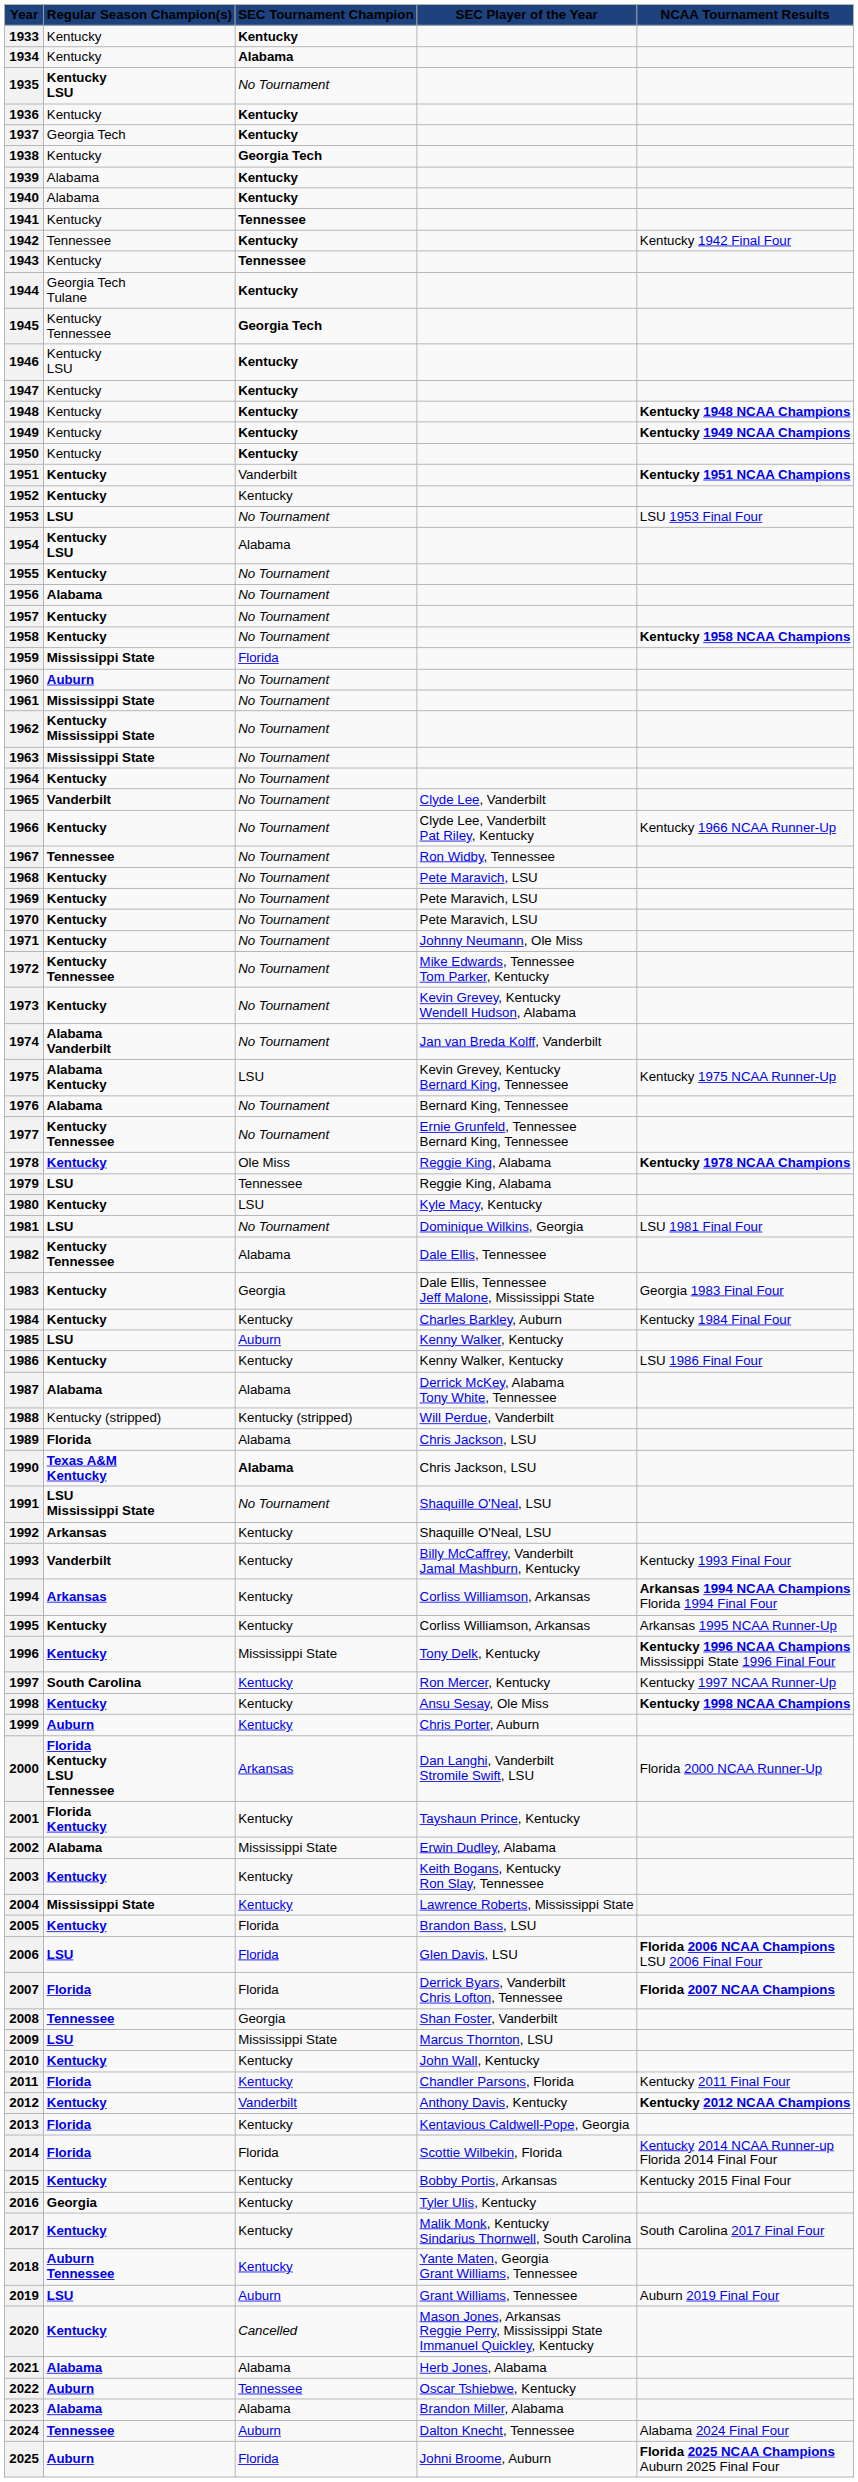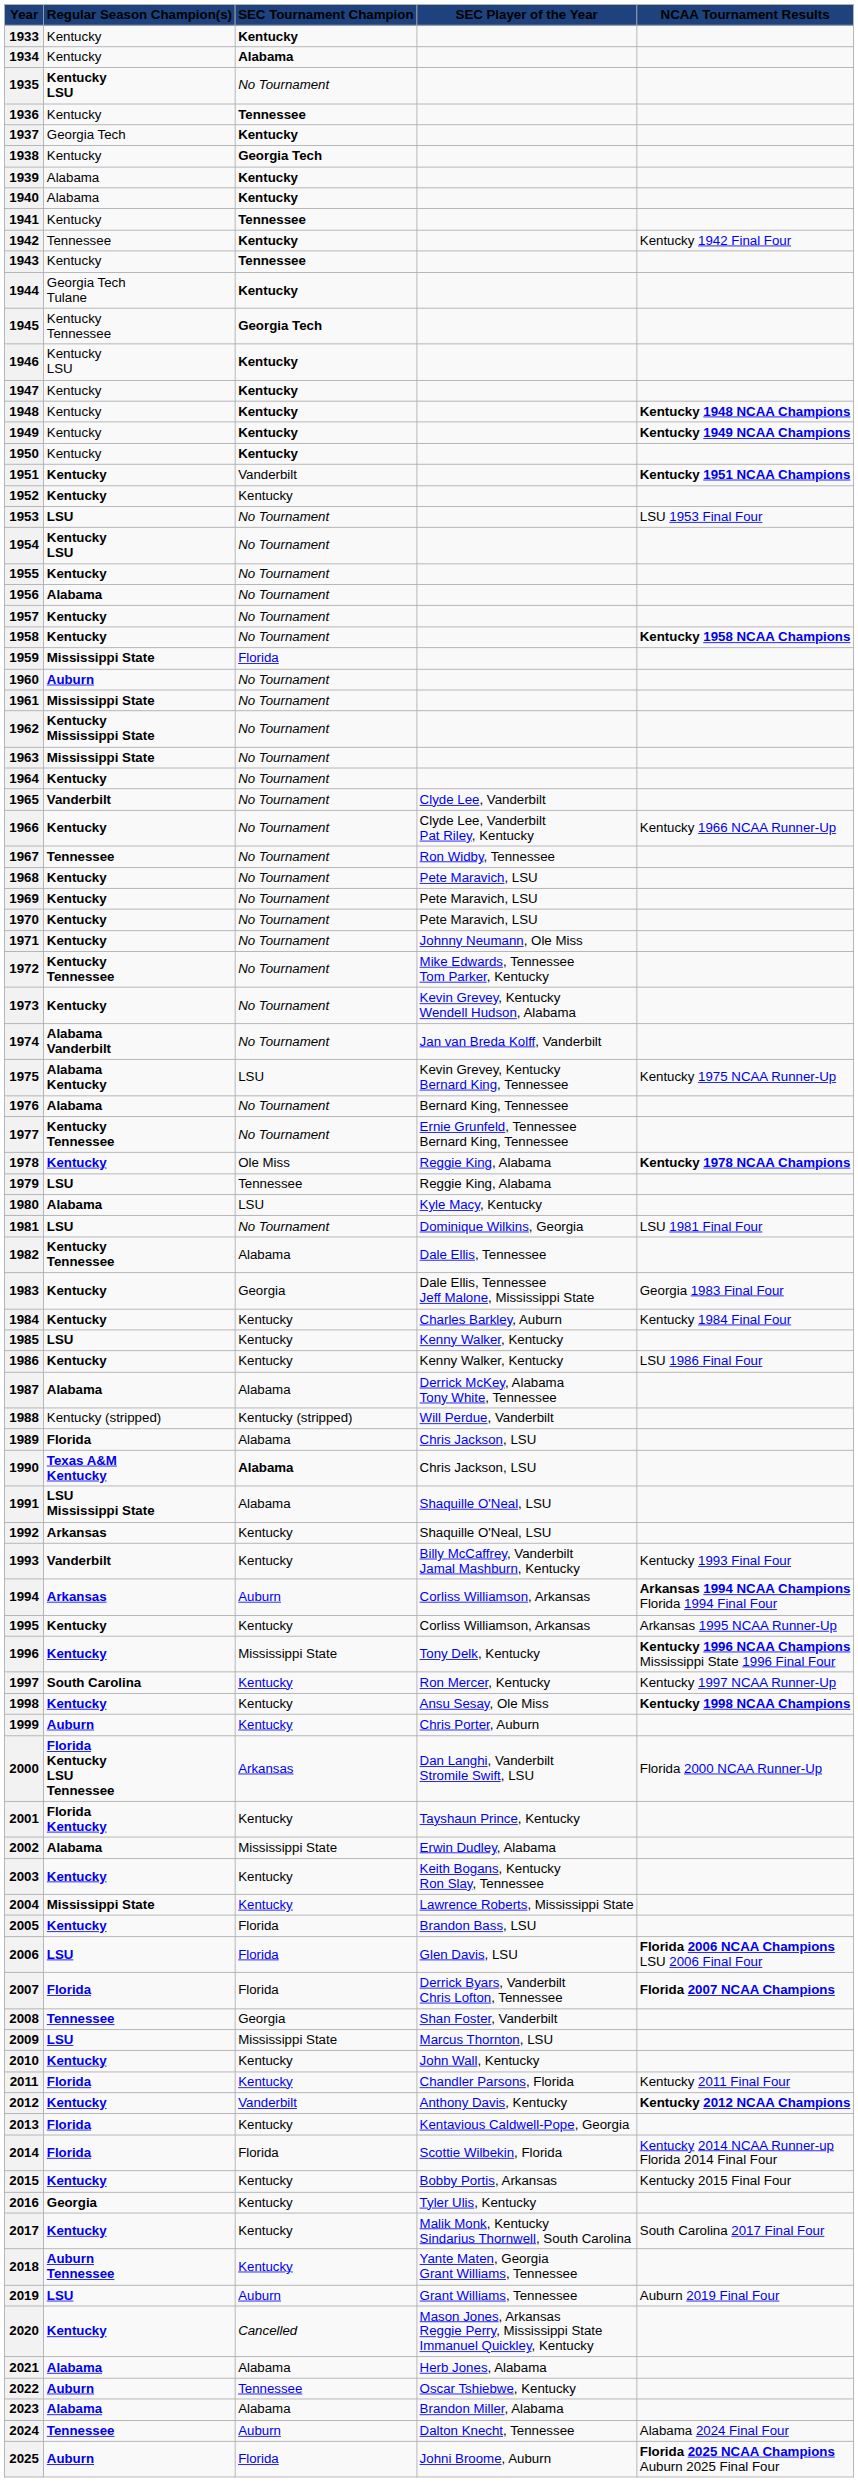(268, 114) Kentucky -> (272, 114) Tennessee
(264, 545) Alabama -> (284, 545) No Tournament
(77, 1205) Kentucky -> (74, 1205) Alabama
(260, 1340) Auburn -> (265, 1340) Kentucky
(284, 1504) No Tournament -> (264, 1504) Alabama
(265, 1597) Kentucky -> (260, 1597) Auburn
